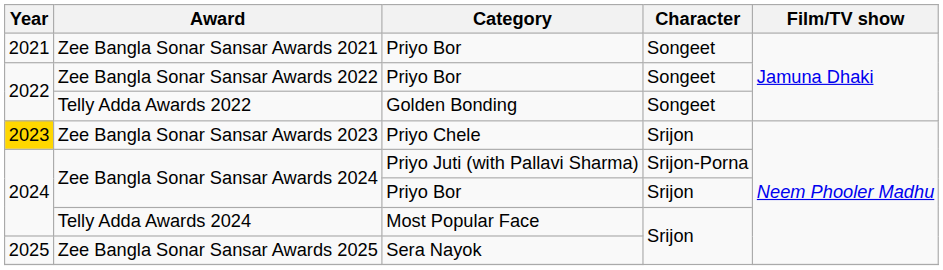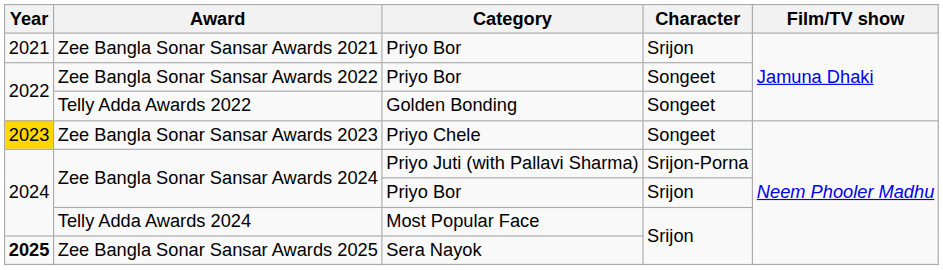(681, 47) Songeet -> (670, 47) Srijon
(670, 134) Srijon -> (681, 134) Songeet
(29, 250) normal -> (29, 250) bold
